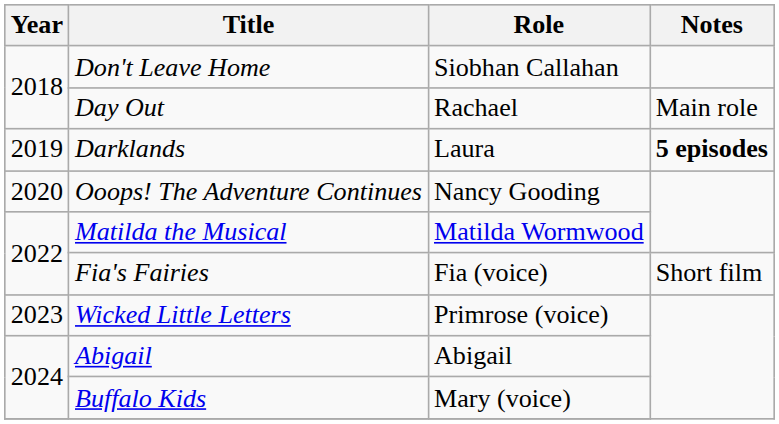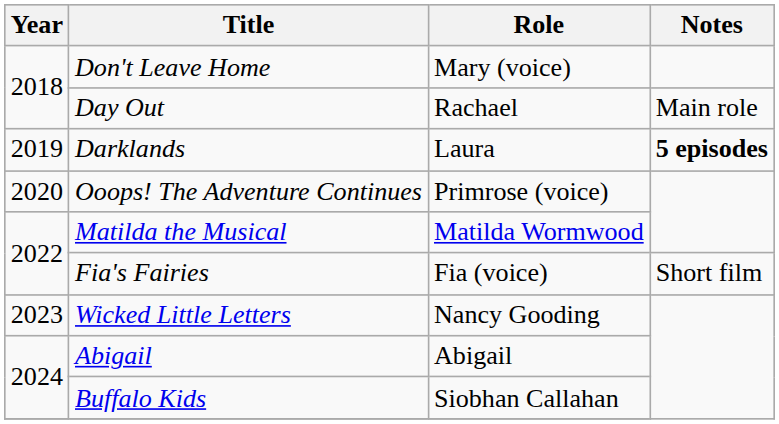(526, 66) Siobhan Callahan -> (502, 66) Mary (voice)
(517, 190) Nancy Gooding -> (521, 190) Primrose (voice)
(521, 314) Primrose (voice) -> (517, 314) Nancy Gooding
(502, 397) Mary (voice) -> (526, 397) Siobhan Callahan
